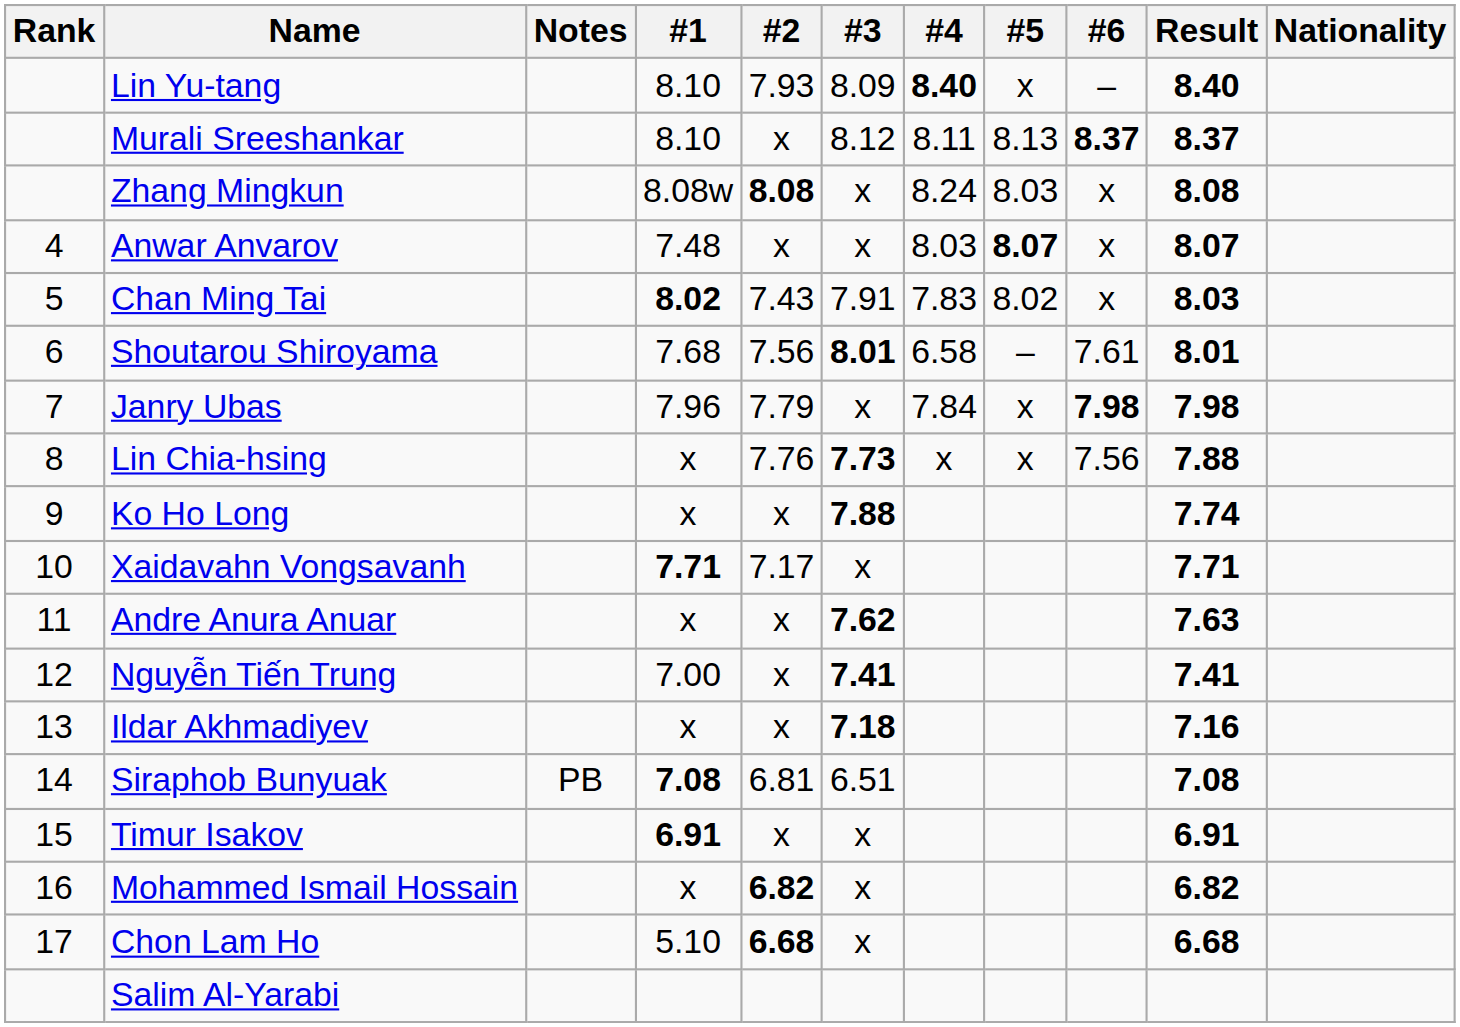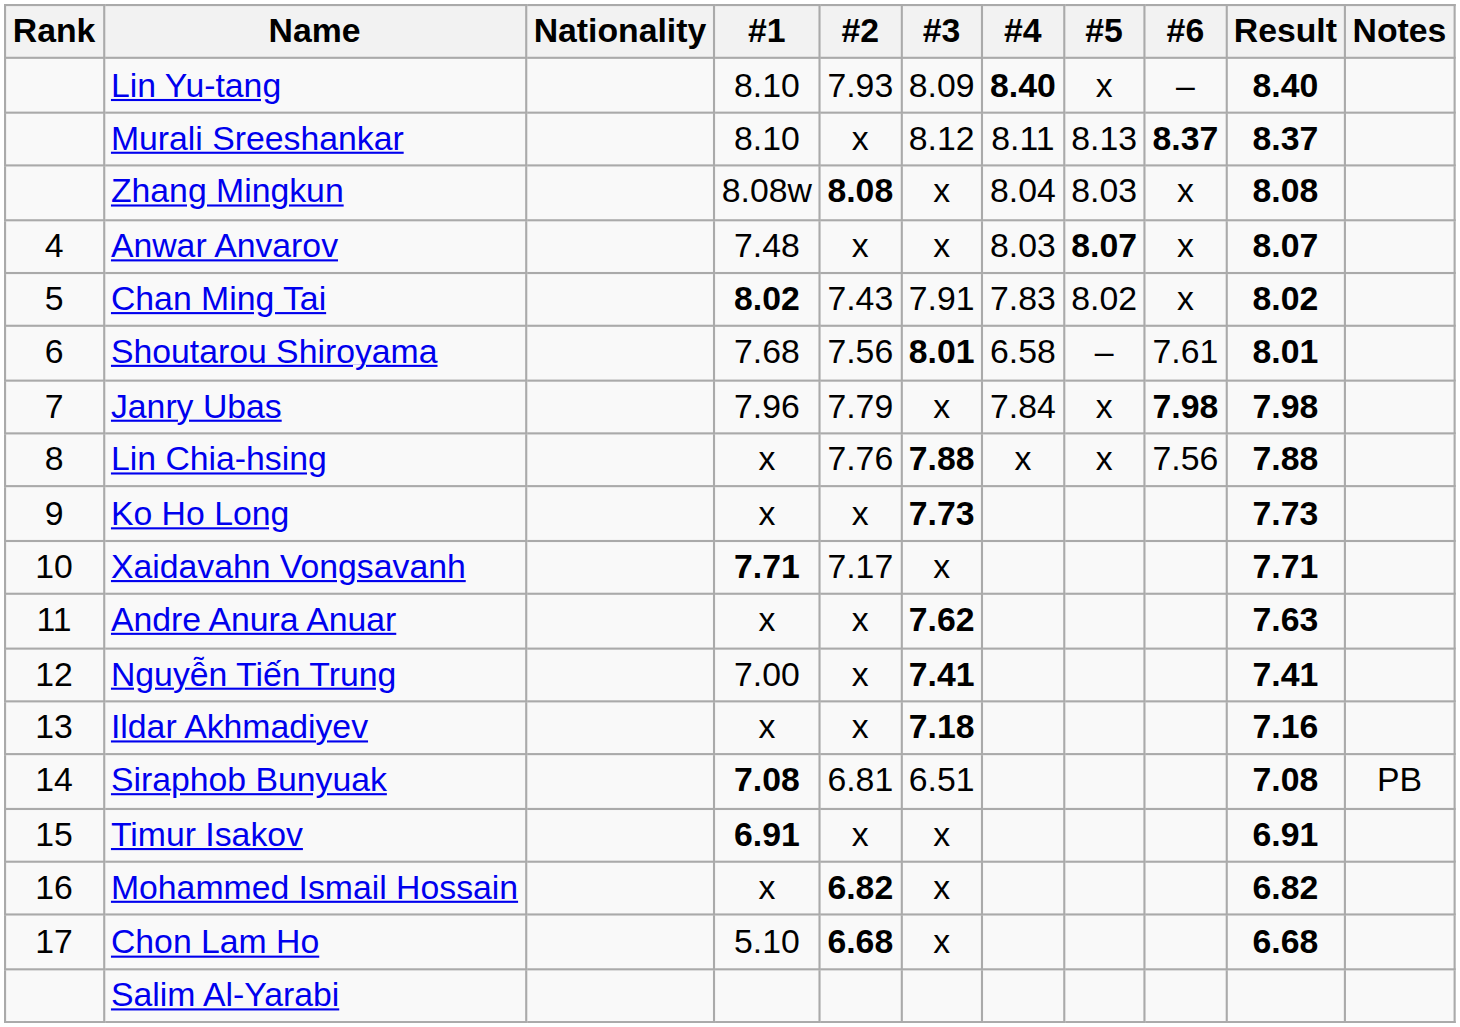columns swapped: (1360, 31) <-> (581, 31)
(944, 191) 8.24 -> (1023, 191) 8.04
(1207, 298) 8.03 -> (1285, 298) 8.02
(863, 459) 7.73 -> (942, 459) 7.88
(863, 513) 7.88 -> (942, 513) 7.73
(1207, 513) 7.74 -> (1285, 513) 7.73
